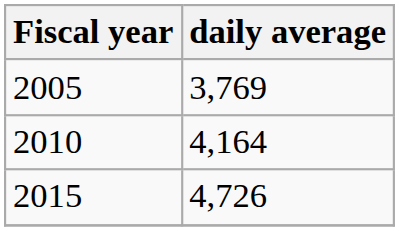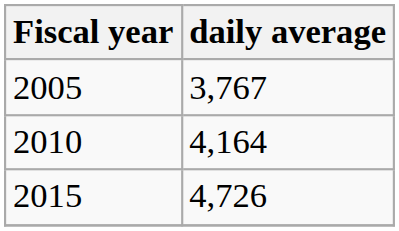(228, 86) 3,769 -> (228, 86) 3,767
